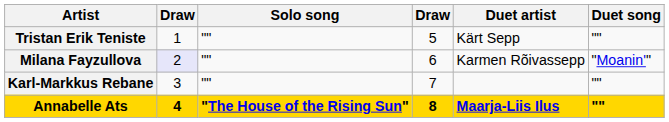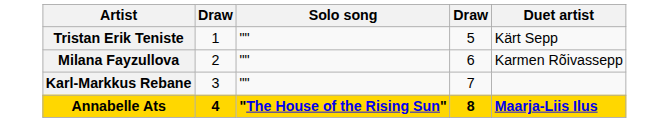- column: (626, 15)
(177, 60) lavender background -> (215, 60) no background
